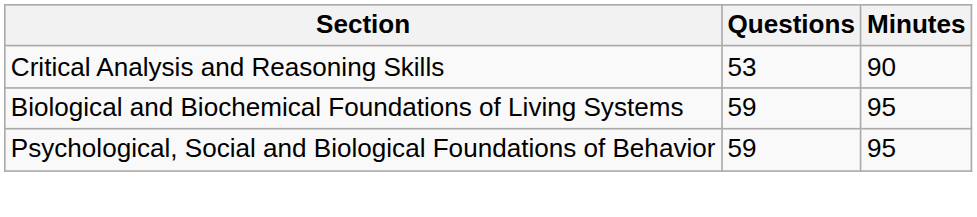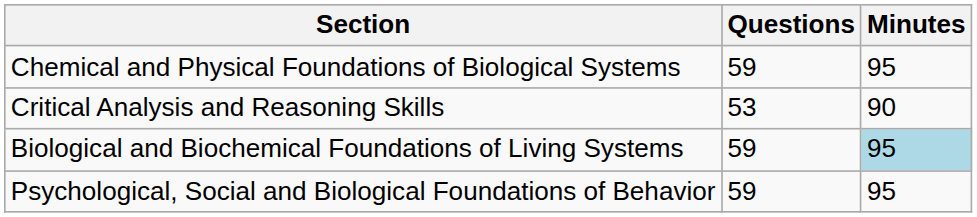+ row: (346, 66)
(881, 107) no background -> (881, 149) lightblue background
